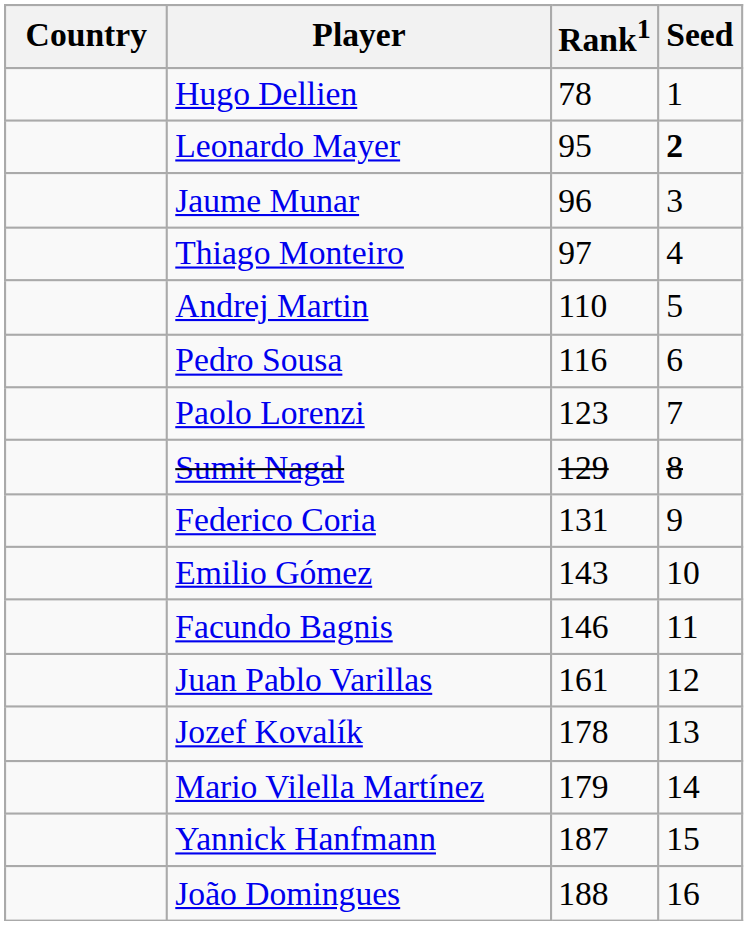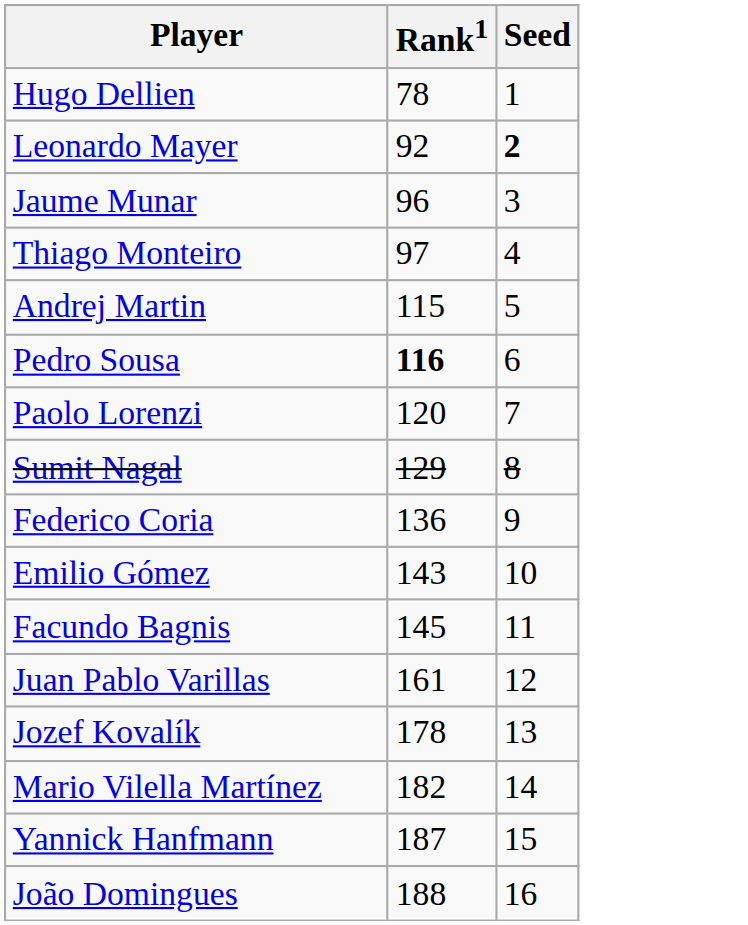- column: (86, 35)
(575, 146) 95 -> (413, 146) 92
(583, 306) 110 -> (420, 306) 115
(583, 359) normal -> (420, 359) bold
(583, 413) 123 -> (421, 413) 120
(583, 519) 131 -> (421, 519) 136
(583, 626) 146 -> (421, 626) 145
(583, 786) 179 -> (421, 786) 182
